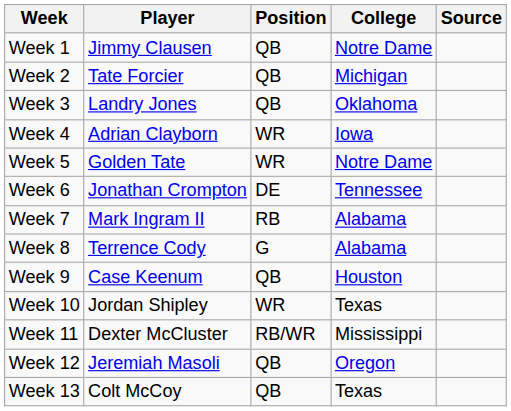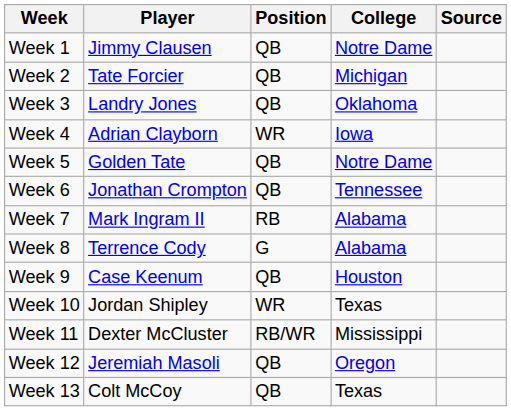(270, 162) WR -> (268, 162) QB
(268, 190) DE -> (268, 190) QB
